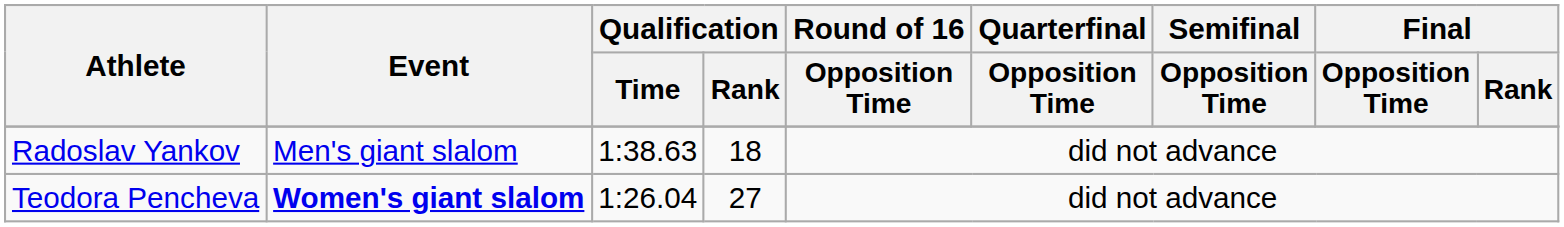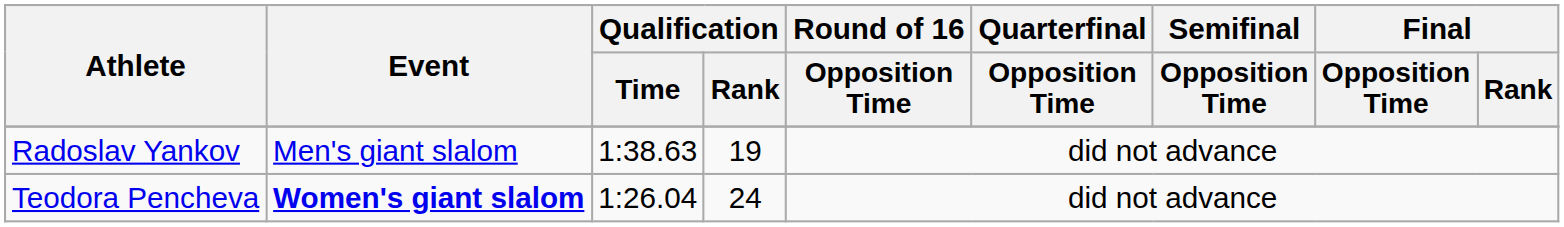(745, 151) 18 -> (745, 151) 19
(745, 198) 27 -> (745, 198) 24
